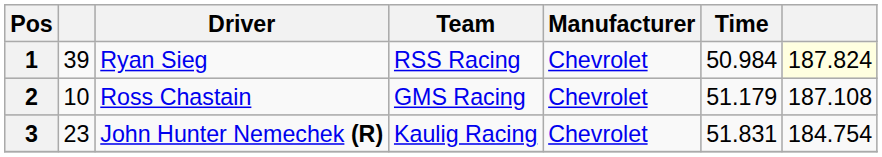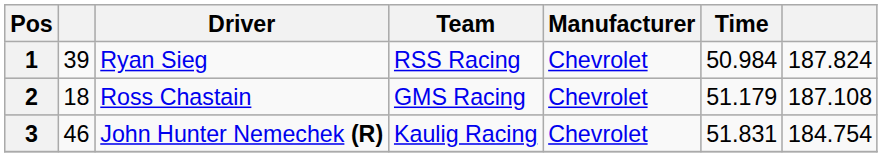(830, 60) lightyellow background -> (830, 60) no background
(77, 97) 10 -> (77, 97) 18
(77, 134) 23 -> (77, 134) 46
